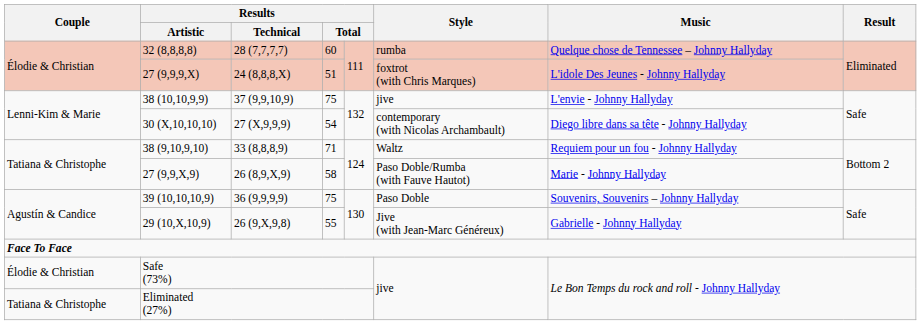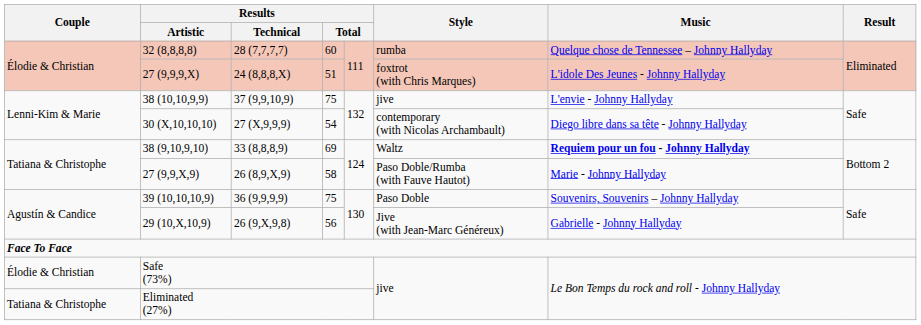(331, 149) 71 -> (331, 149) 69
(644, 149) normal -> (650, 149) bold
(331, 223) 55 -> (331, 223) 56
